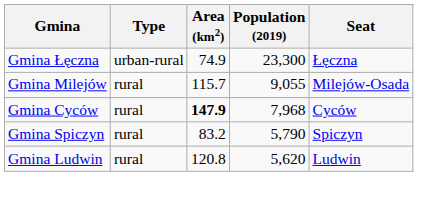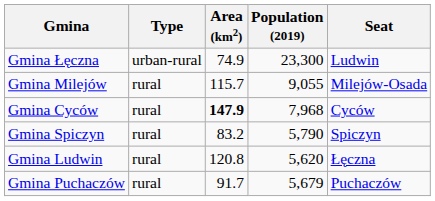(335, 60) Łęczna -> (355, 60) Ludwin
(337, 158) Ludwin -> (353, 158) Łęczna
+ row: (66, 183)
